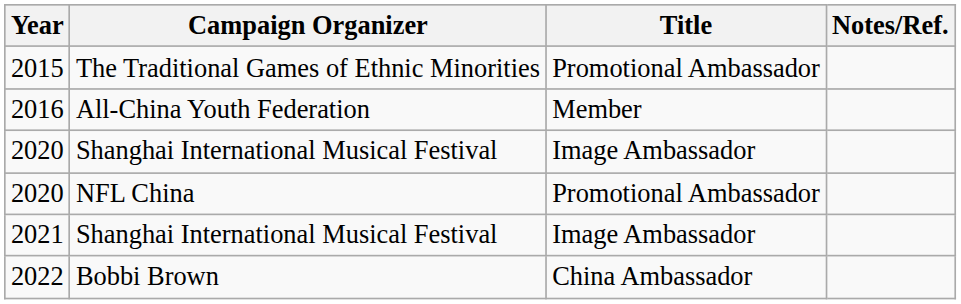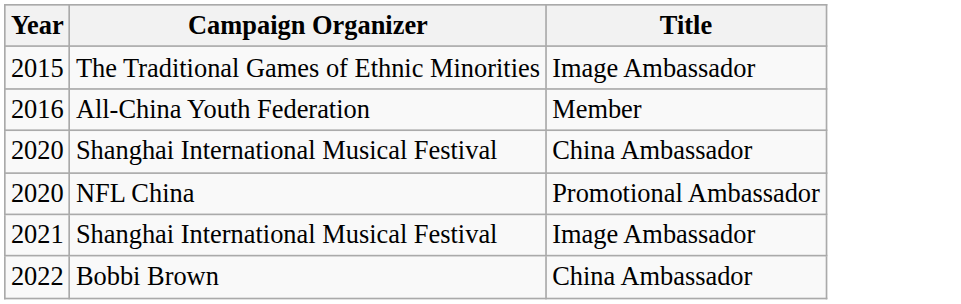- column: (890, 25)
(686, 67) Promotional Ambassador -> (654, 67) Image Ambassador
(654, 151) Image Ambassador -> (652, 151) China Ambassador
